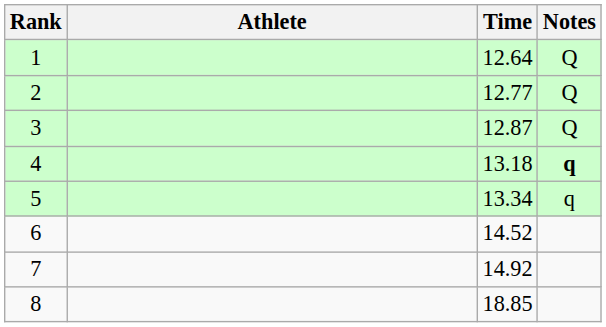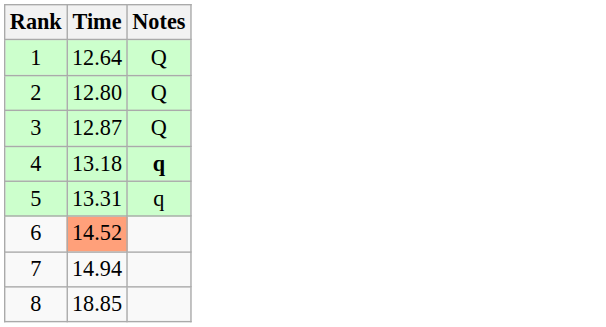- column: (272, 22)
(508, 92) 12.77 -> (97, 92) 12.80
(508, 198) 13.34 -> (97, 198) 13.31
(508, 233) no background -> (97, 233) lightsalmon background
(508, 269) 14.92 -> (97, 269) 14.94
